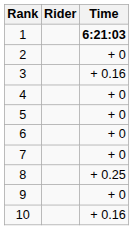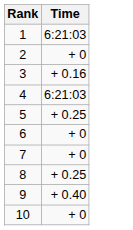- column: (60, 14)
(104, 34) bold -> (65, 34) normal
(117, 94) + 0 -> (65, 94) 6:21:03
(117, 114) + 0 -> (68, 114) + 0.25
(117, 194) + 0 -> (68, 194) + 0.40
(108, 214) + 0.16 -> (77, 214) + 0
